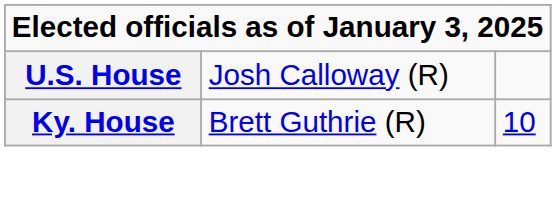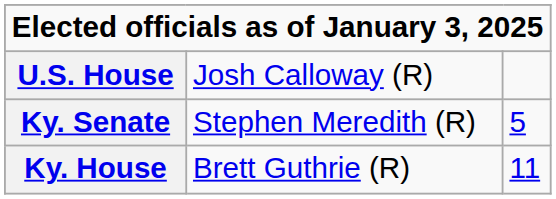+ row: (96, 121)
(519, 121) 10 -> (525, 168) 11
